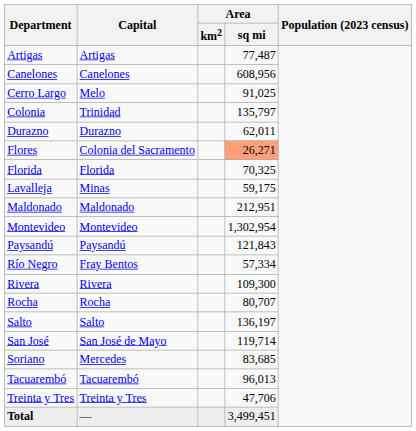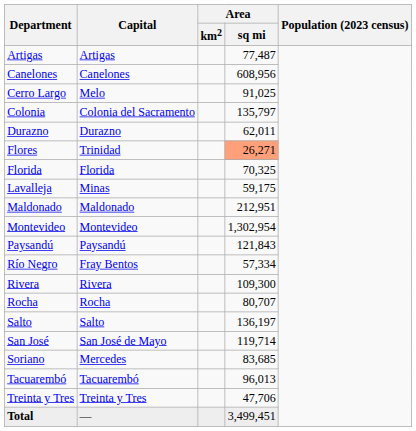(100, 112) Trinidad -> (137, 112) Colonia del Sacramento
(137, 150) Colonia del Sacramento -> (100, 150) Trinidad
